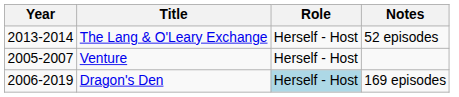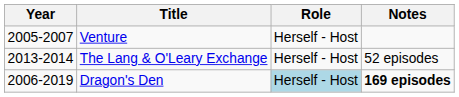rows swapped: (103, 59) <-> (174, 37)
(405, 80) normal -> (408, 80) bold
